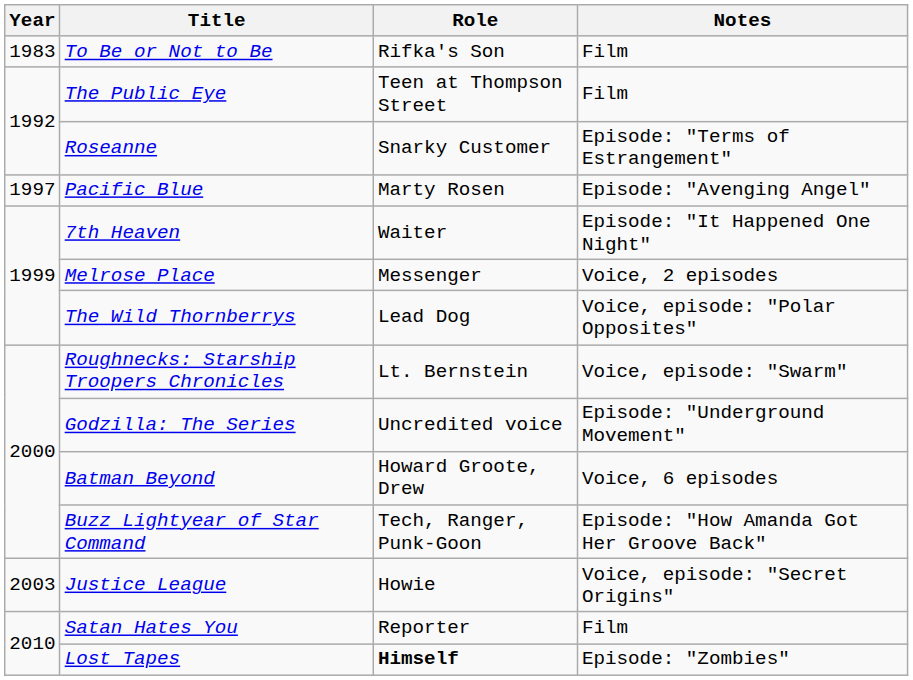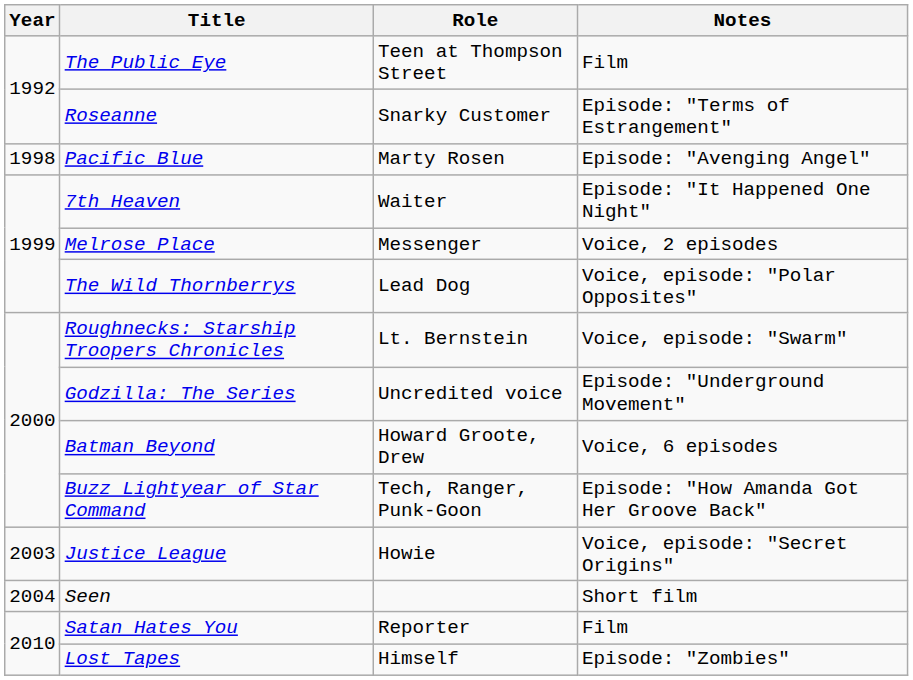- row: (169, 52)
(32, 190) 1997 -> (32, 159) 1998
+ row: (88, 597)
(418, 659) bold -> (418, 659) normal
